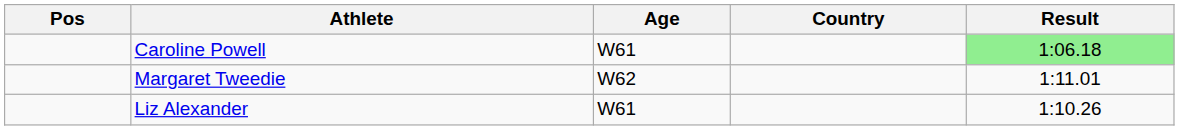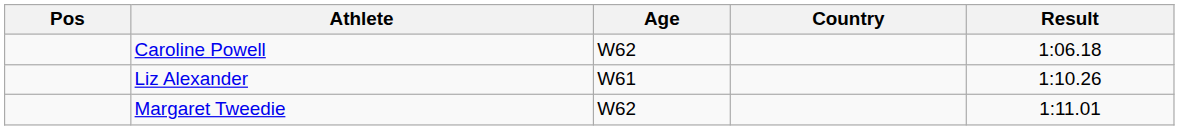(617, 49) W61 -> (617, 49) W62
(1070, 49) lightgreen background -> (1070, 49) no background
rows swapped: (191, 109) <-> (210, 79)
